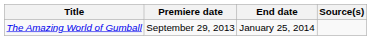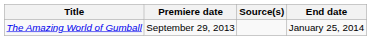columns swapped: (277, 12) <-> (342, 12)
